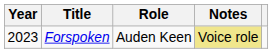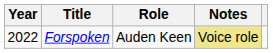(23, 37) 2023 -> (23, 37) 2022
